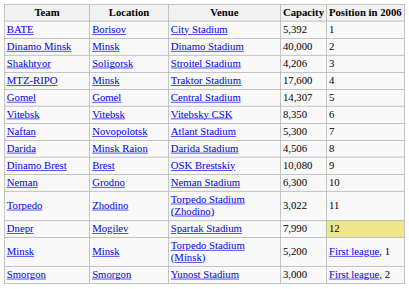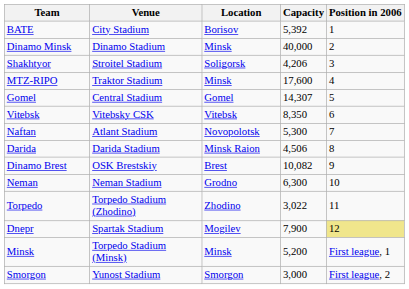columns swapped: (129, 13) <-> (224, 13)
(298, 166) 10,080 -> (298, 166) 10,082
(295, 229) 7,990 -> (295, 229) 7,900
